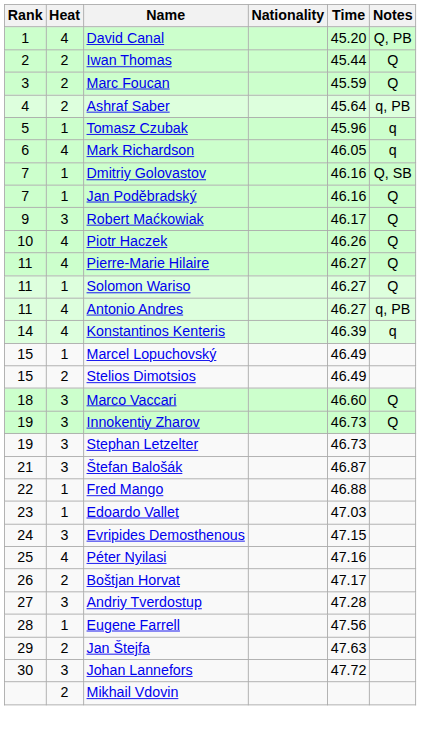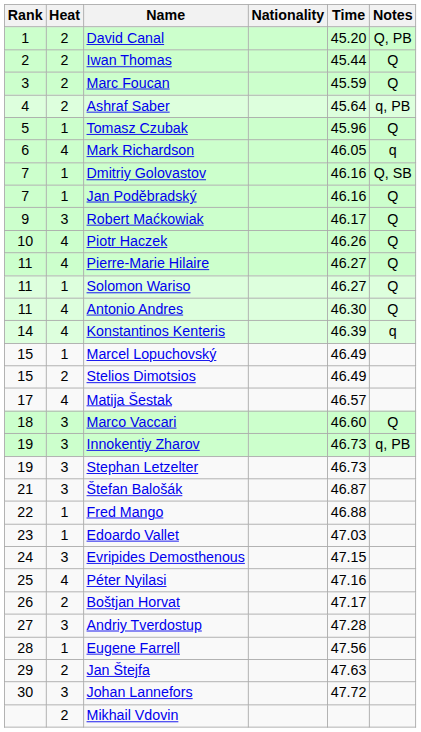(65, 38) 4 -> (65, 38) 2
(393, 128) q -> (393, 128) Q
(349, 309) 46.27 -> (349, 309) 46.30
(393, 309) q, PB -> (393, 309) Q
+ row: (129, 399)
(393, 422) Q -> (393, 444) q, PB
